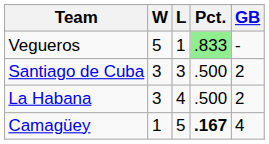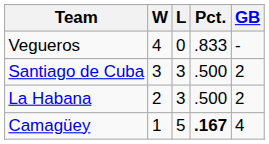(157, 44) 5 -> (157, 44) 4
(181, 44) 1 -> (181, 44) 0
(211, 44) lightgreen background -> (211, 44) no background
(157, 98) 3 -> (157, 98) 2
(181, 98) 4 -> (181, 98) 3
